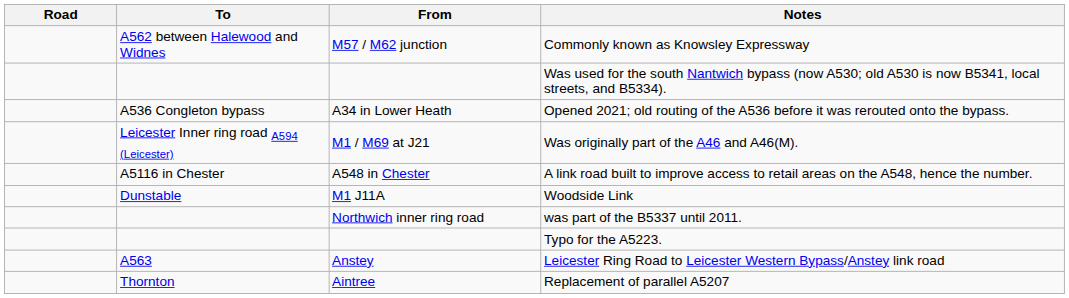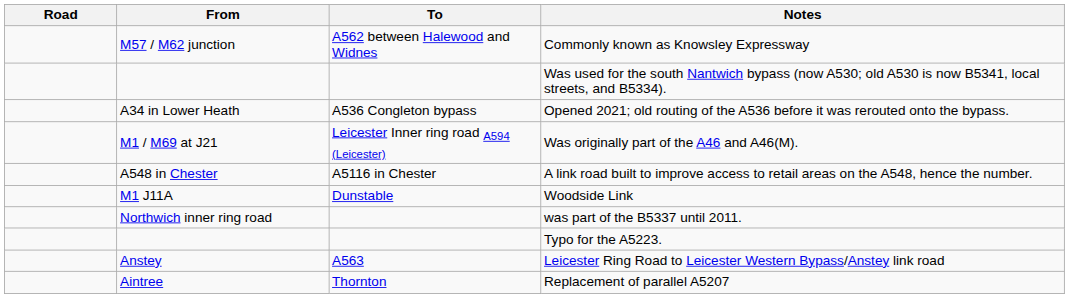columns swapped: (435, 15) <-> (223, 15)
